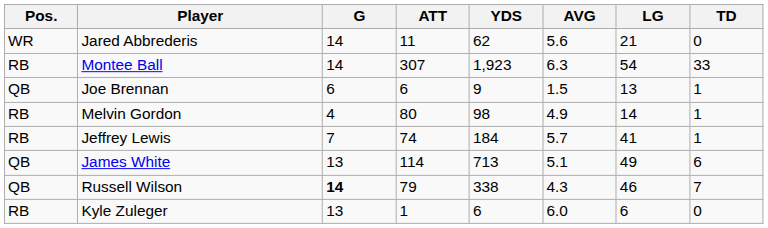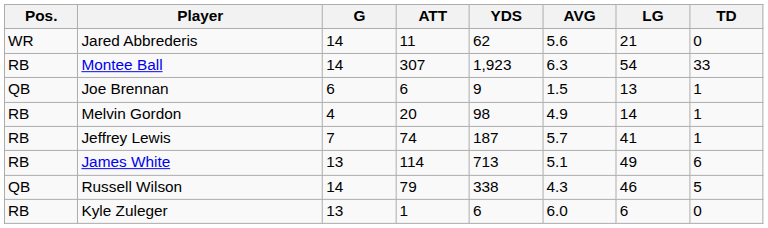(408, 114) 80 -> (408, 114) 20
(486, 138) 184 -> (486, 138) 187
(19, 162) QB -> (19, 162) RB
(335, 187) bold -> (335, 187) normal
(698, 187) 7 -> (698, 187) 5
